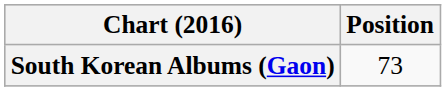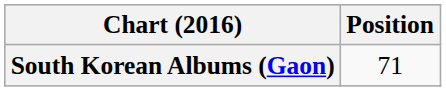(390, 65) 73 -> (390, 65) 71
